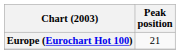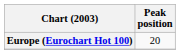(155, 40) 21 -> (155, 40) 20
